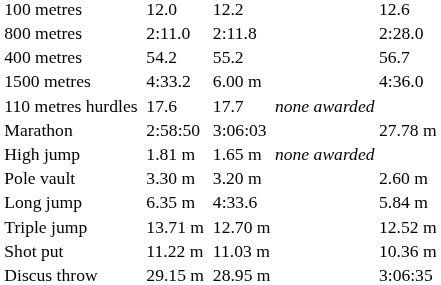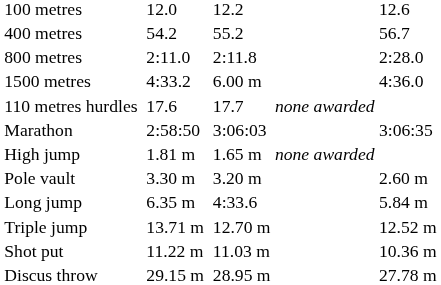rows swapped: (43, 57) <-> (43, 33)
(408, 130) 27.78 m -> (406, 130) 3:06:35
(406, 275) 3:06:35 -> (408, 275) 27.78 m
